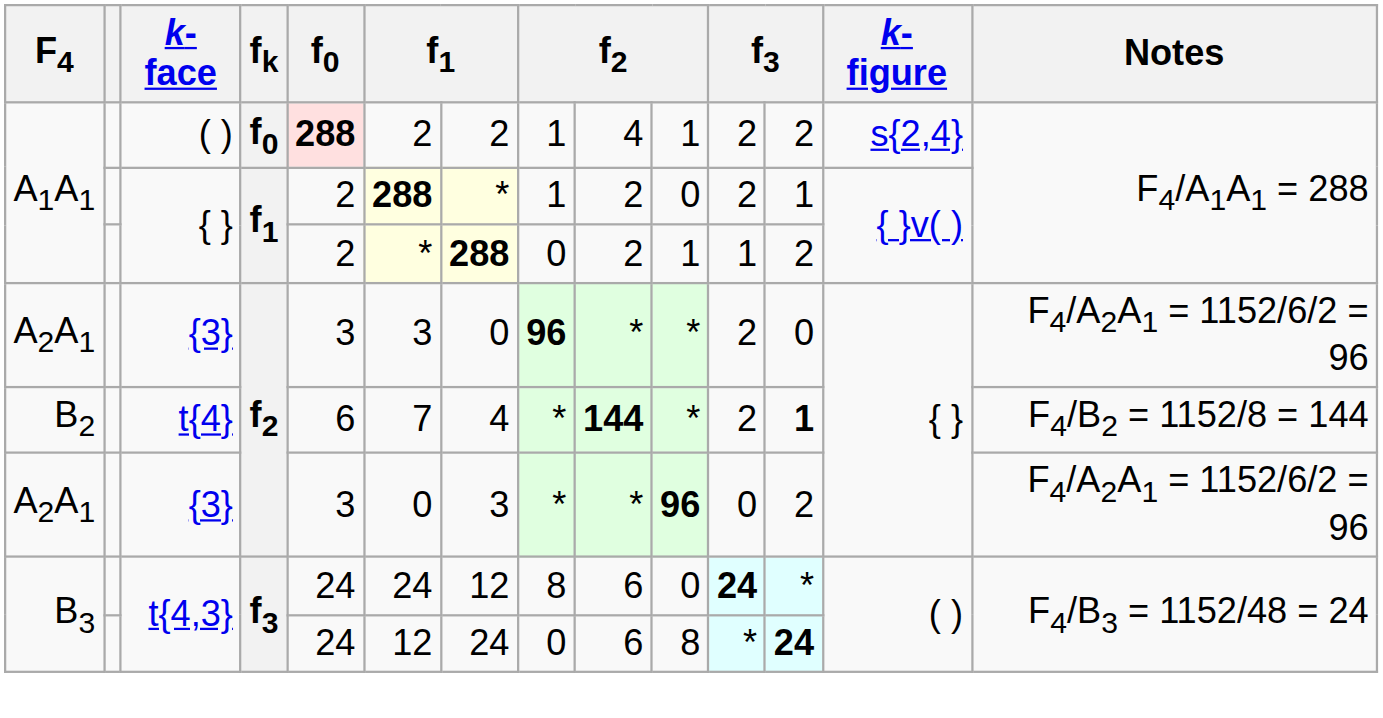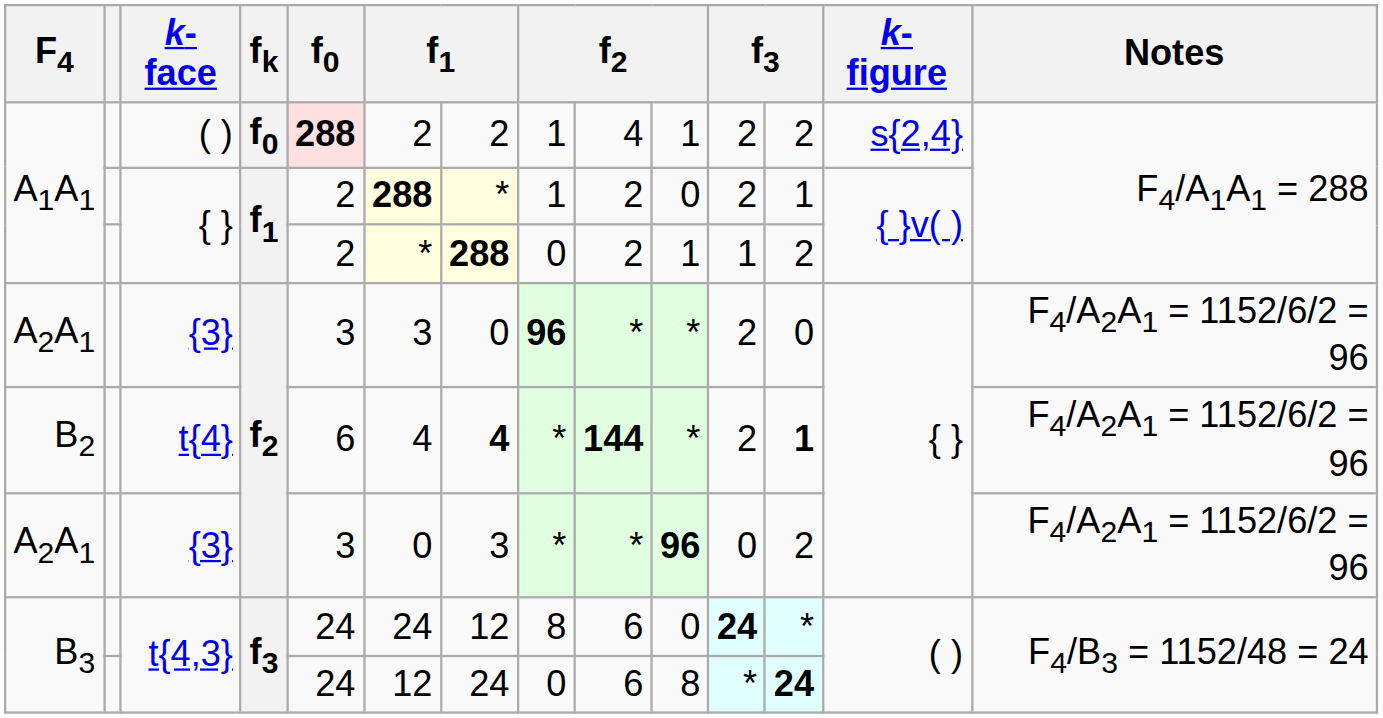(422, 419) 7 -> (422, 439) 4
(499, 419) normal -> (499, 439) bold
(1198, 420) F4/B2 = 1152/8 = 144 -> (1198, 439) F4/A2A1 = 1152/6/2 = 96
